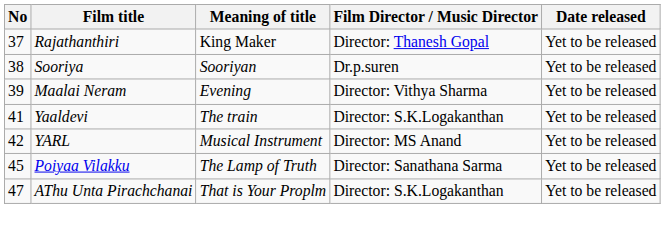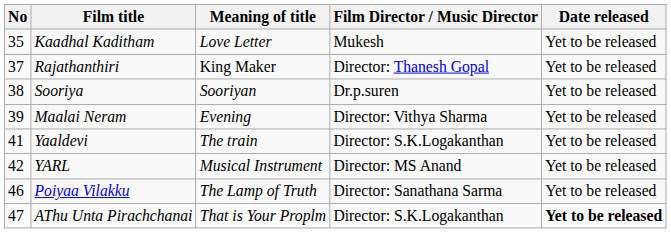+ row: (94, 41)
(16, 166) 45 -> (16, 191) 46
(601, 191) normal -> (604, 215) bold
